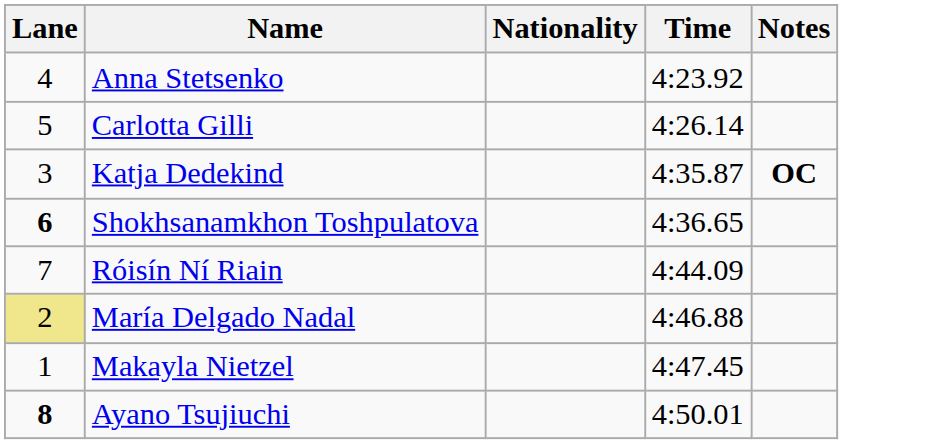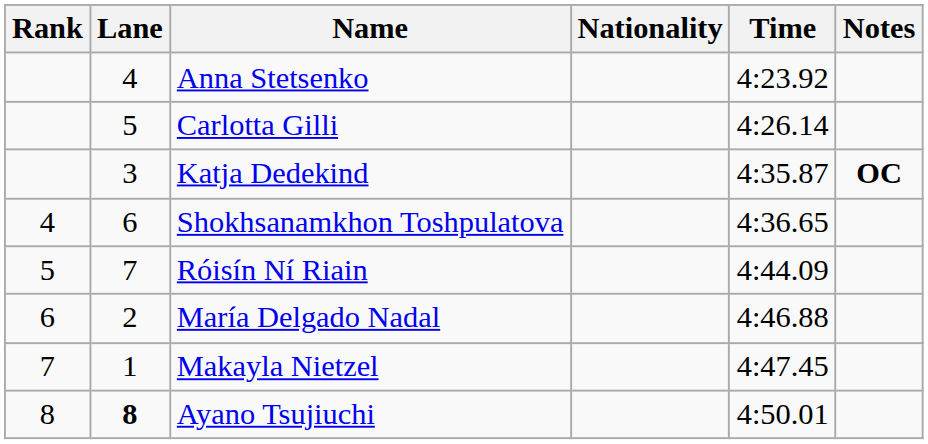+ column: (47, 28)
(45, 221) bold -> (130, 221) normal
(45, 317) khaki background -> (130, 317) no background
